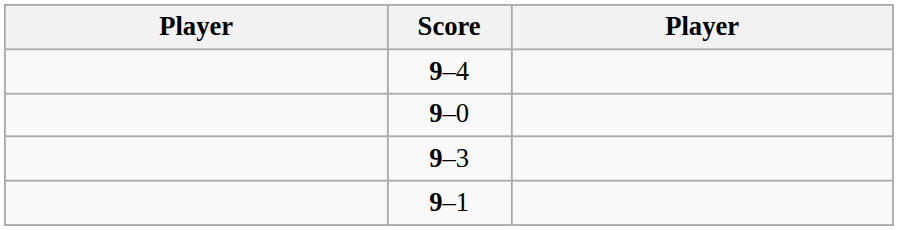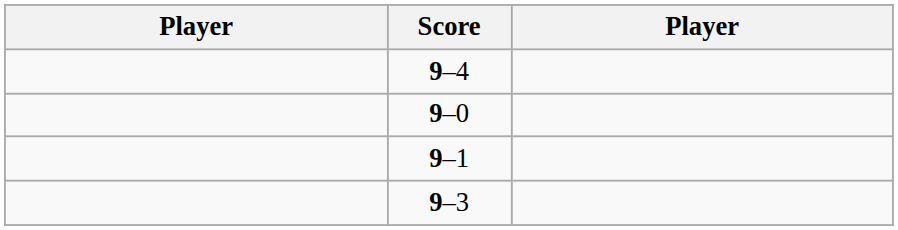rows swapped: (449, 158) <-> (449, 202)
